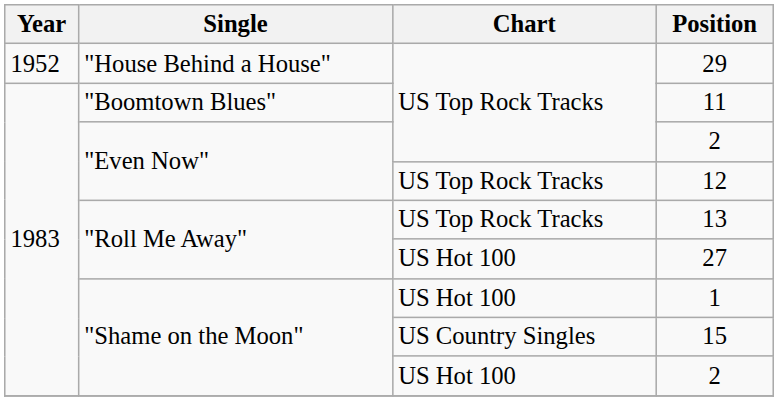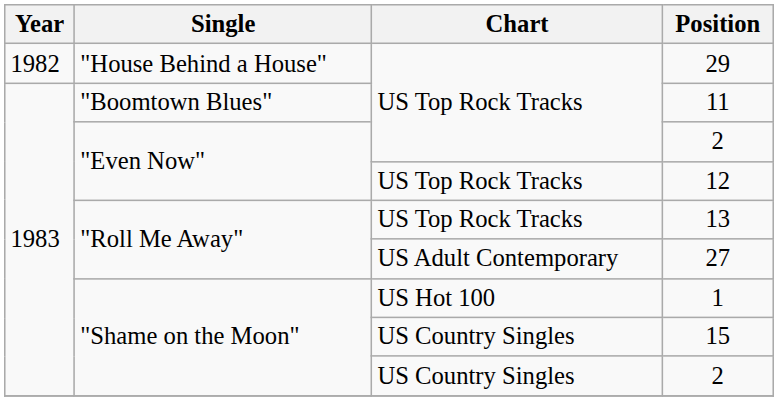(35, 63) 1952 -> (35, 63) 1982
(457, 258) US Hot 100 -> (498, 258) US Adult Contemporary
(457, 375) US Hot 100 -> (476, 375) US Country Singles
